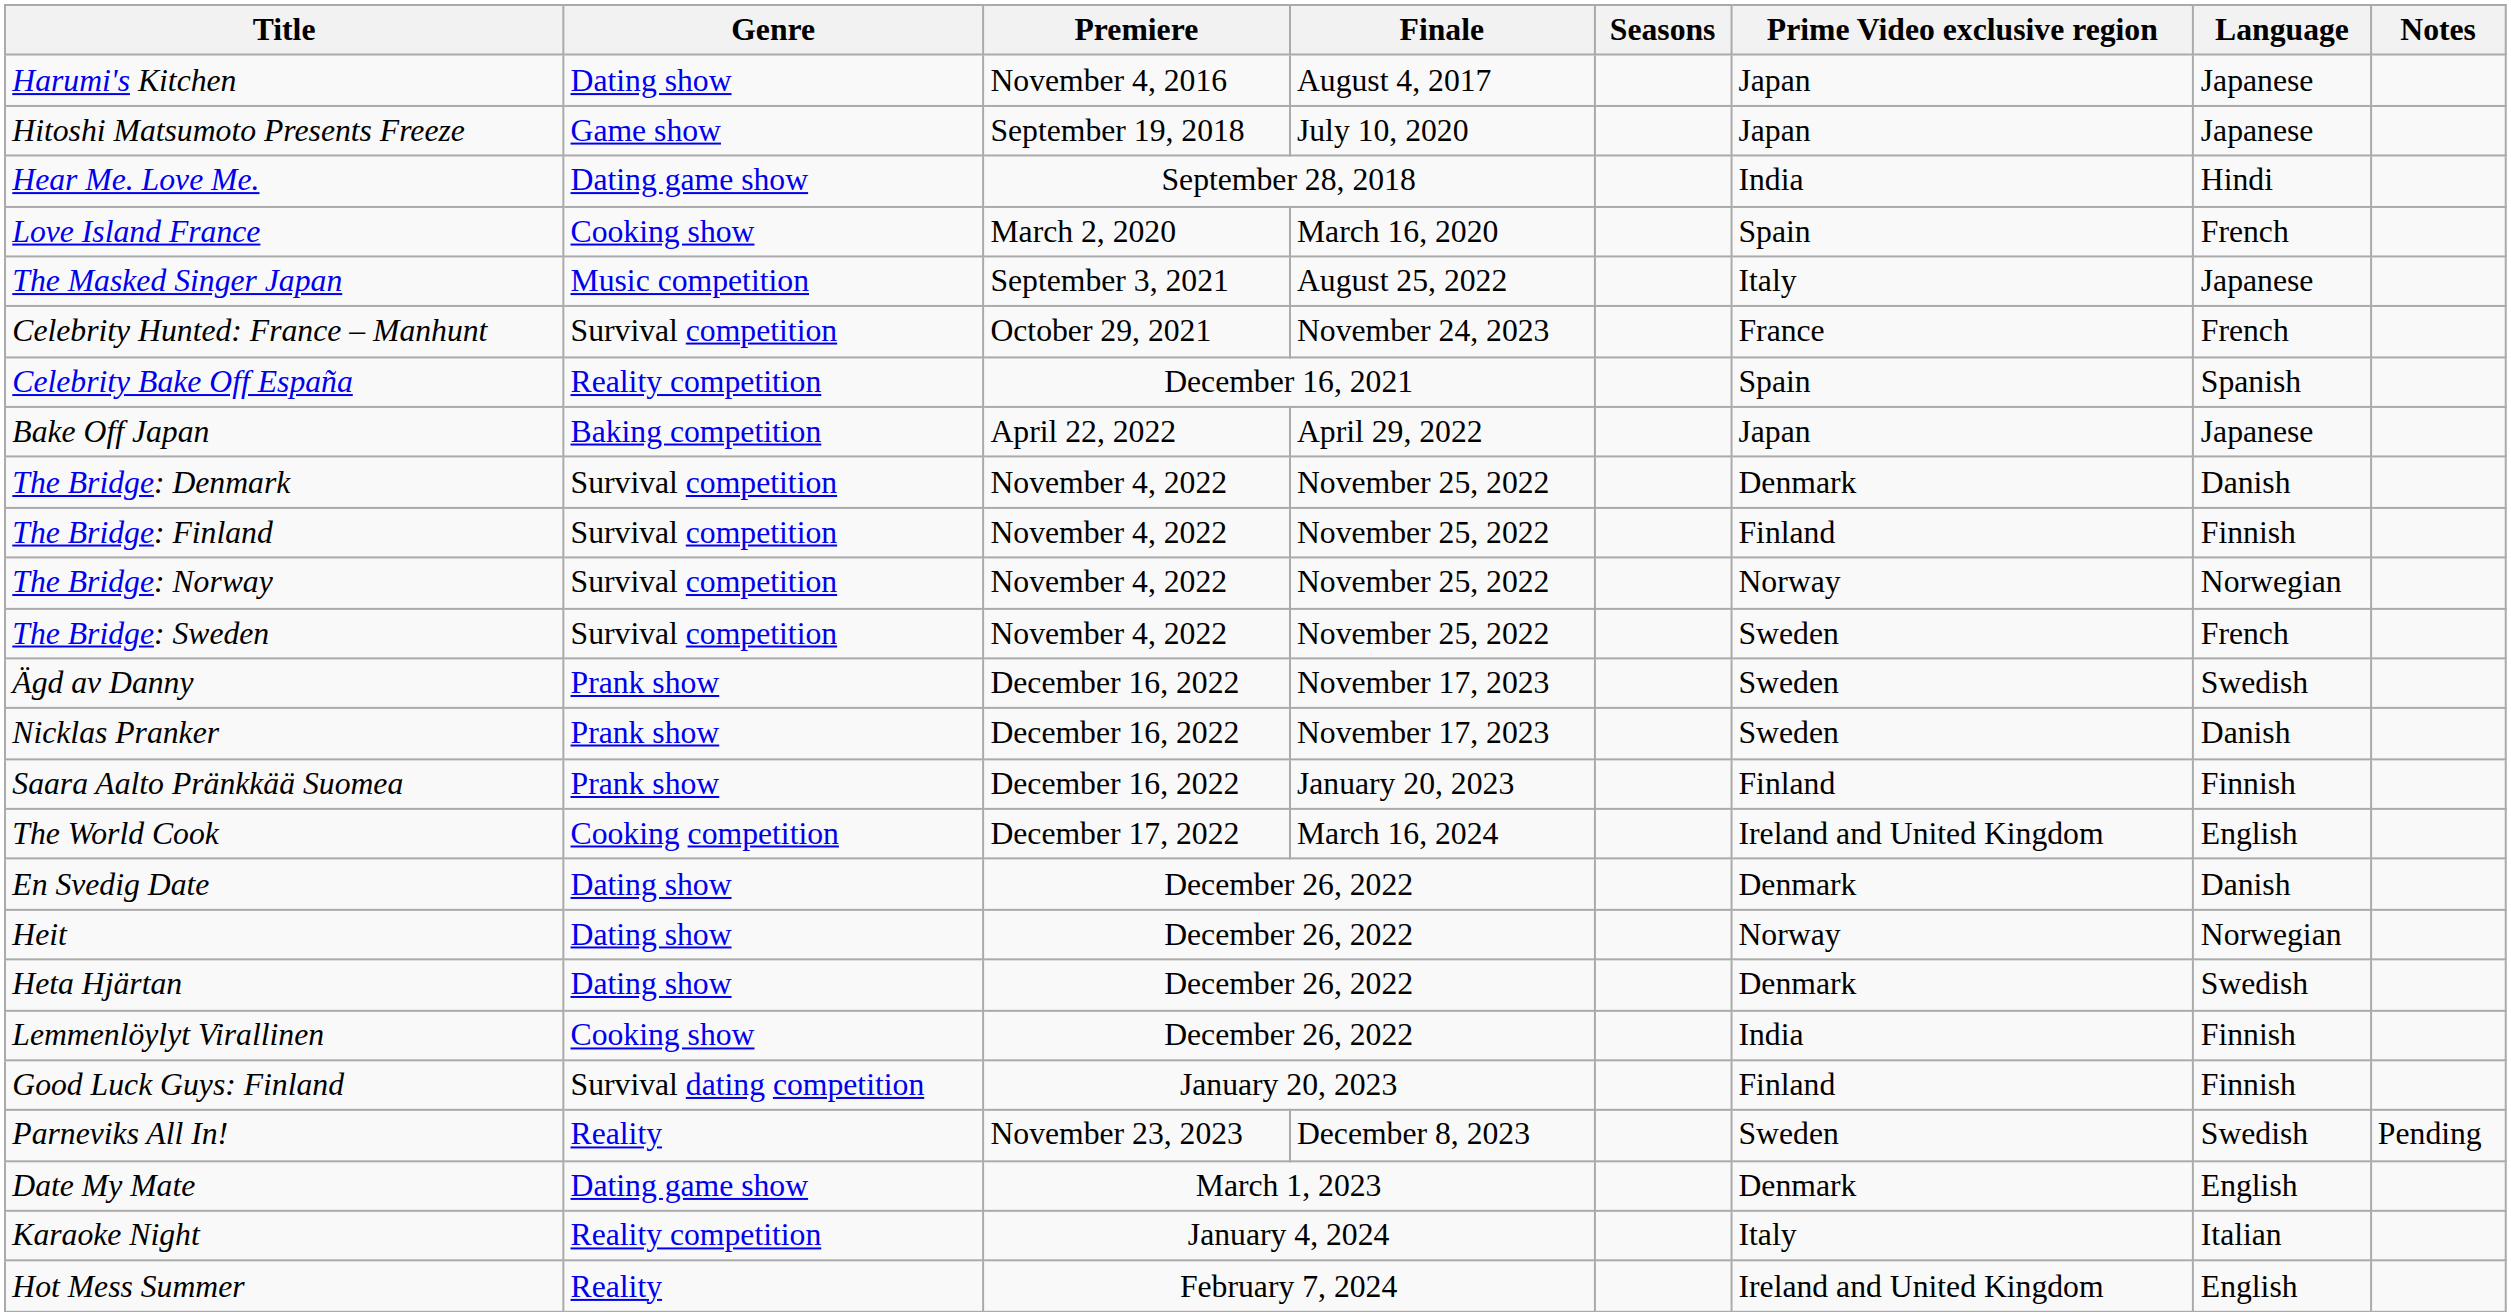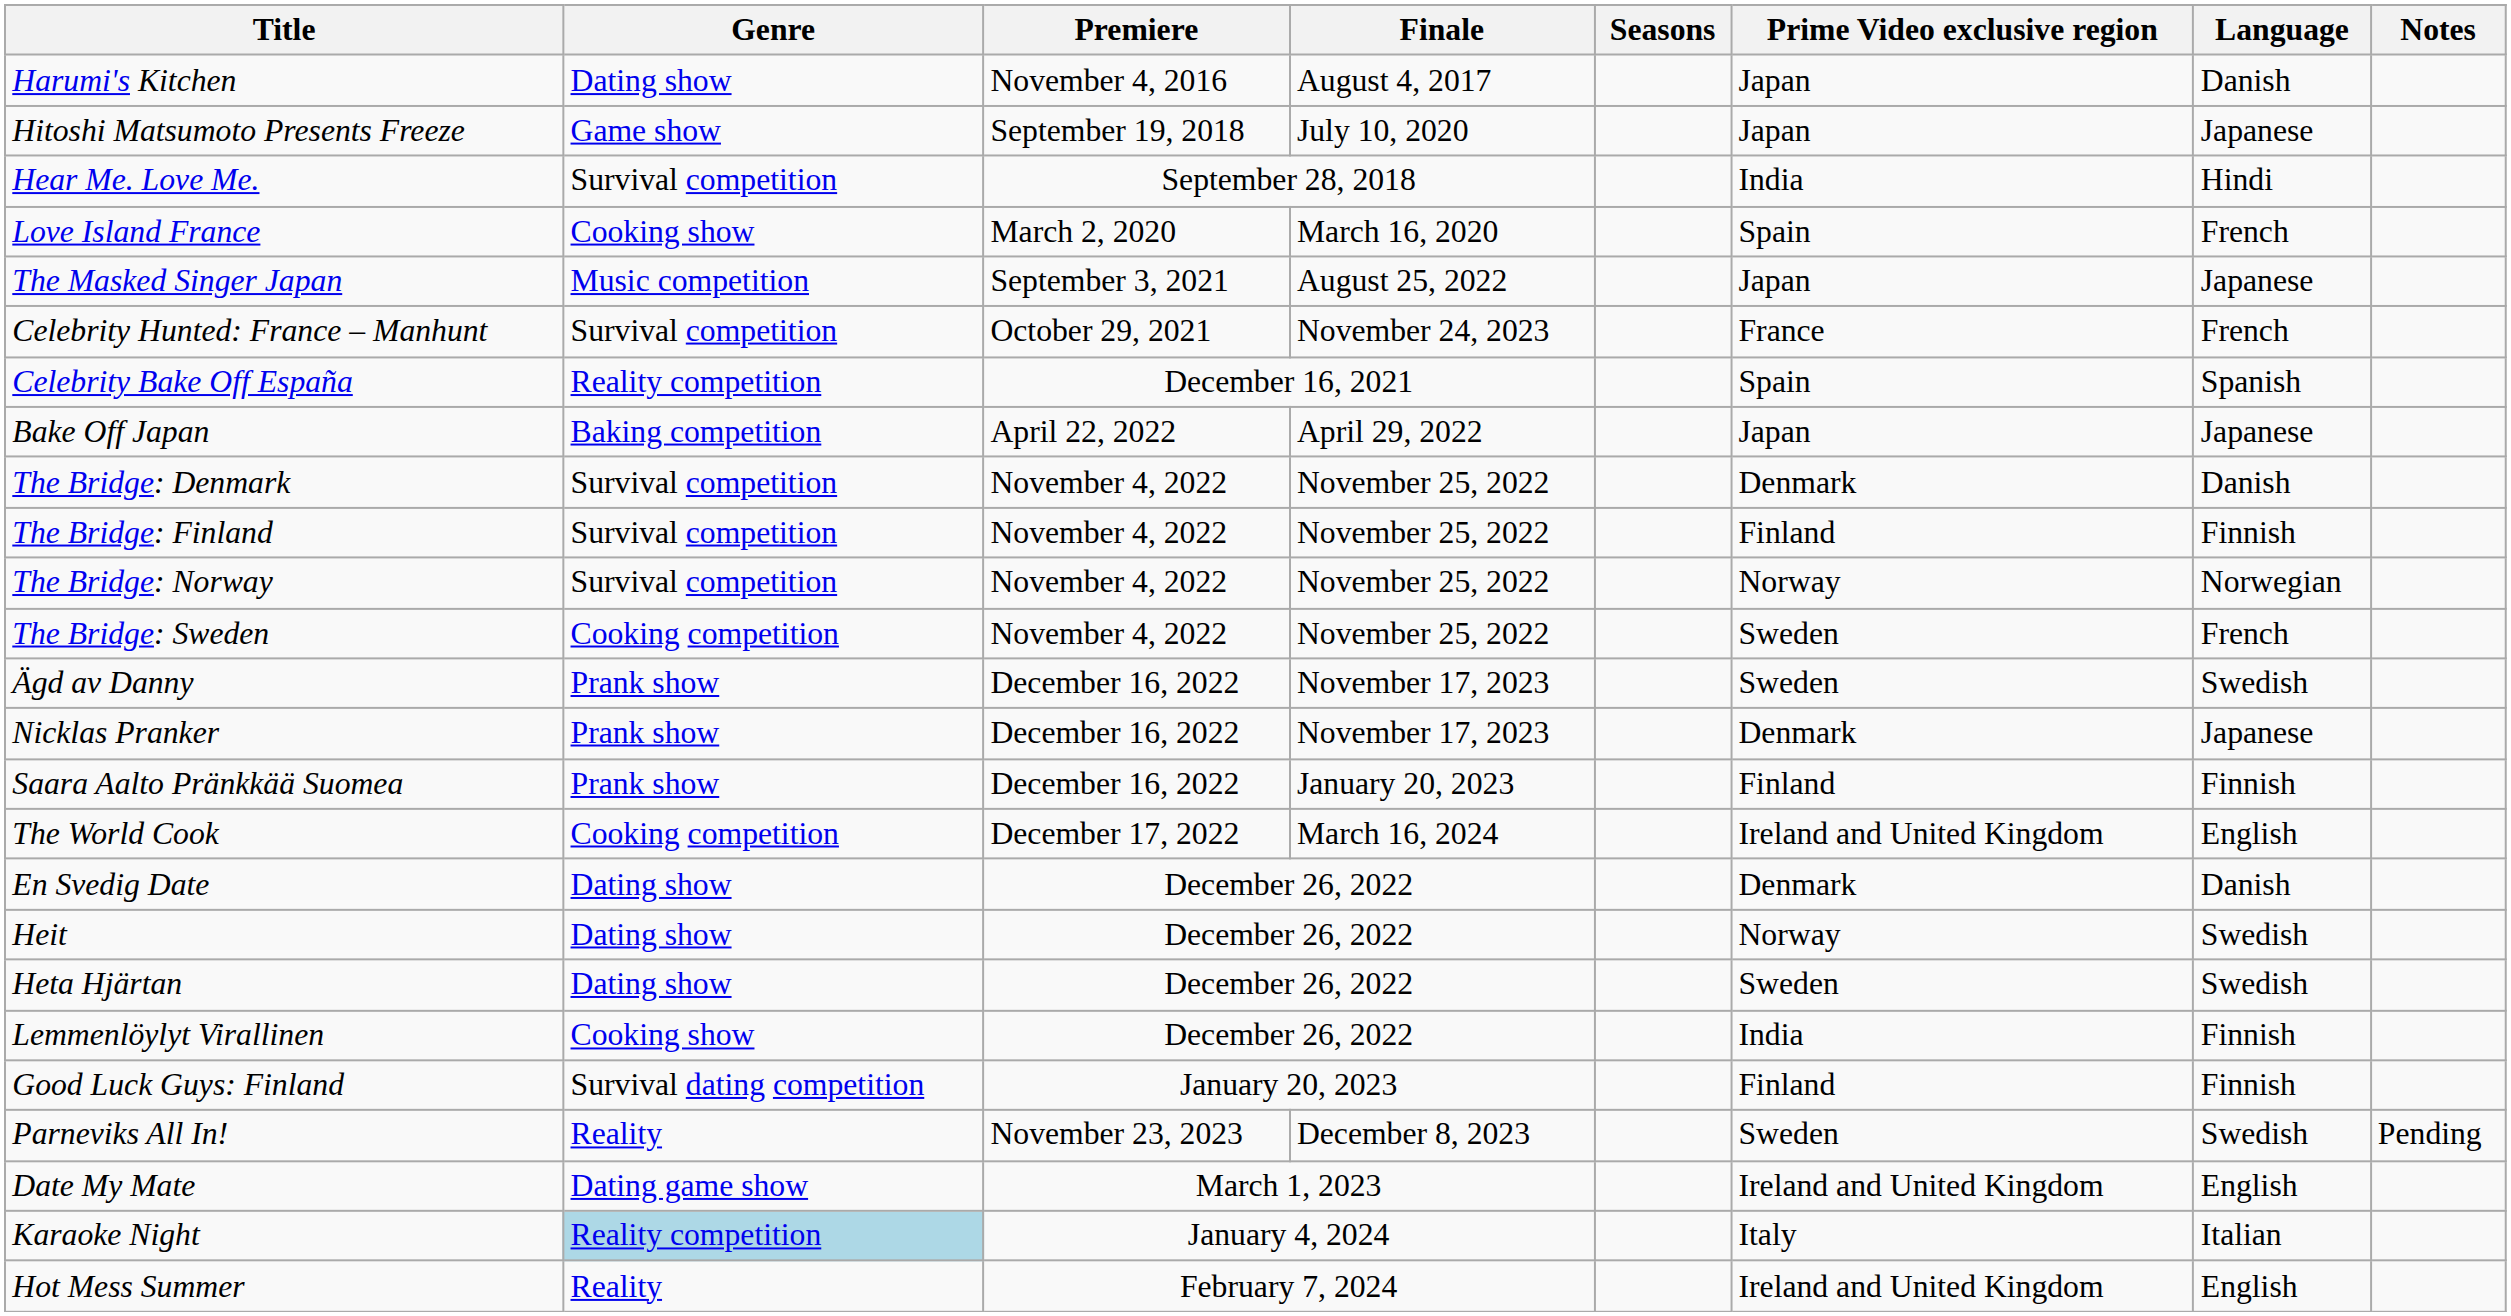(2257, 79) Japanese -> (2246, 79) Danish
(689, 180) Dating game show -> (704, 180) Survival competition
(1768, 280) Italy -> (1775, 280) Japan
(704, 632) Survival competition -> (705, 632) Cooking competition
(1789, 733) Sweden -> (1797, 733) Denmark
(2246, 733) Danish -> (2257, 733) Japanese
(2271, 933) Norwegian -> (2254, 933) Swedish
(1797, 984) Denmark -> (1789, 984) Sweden
(1797, 1185) Denmark -> (1921, 1185) Ireland and United Kingdom
(696, 1235) no background -> (696, 1235) lightblue background
